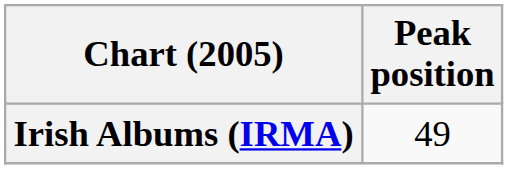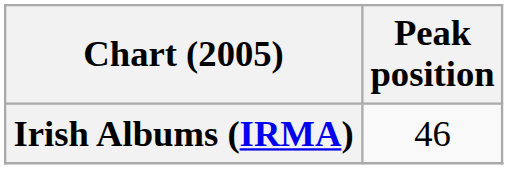(433, 132) 49 -> (433, 132) 46
